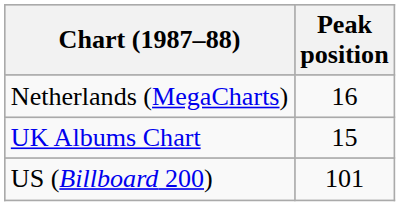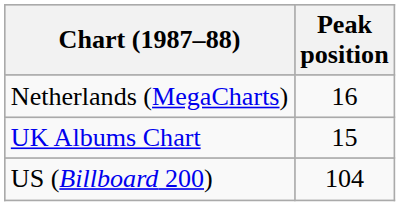(344, 178) 101 -> (344, 178) 104
